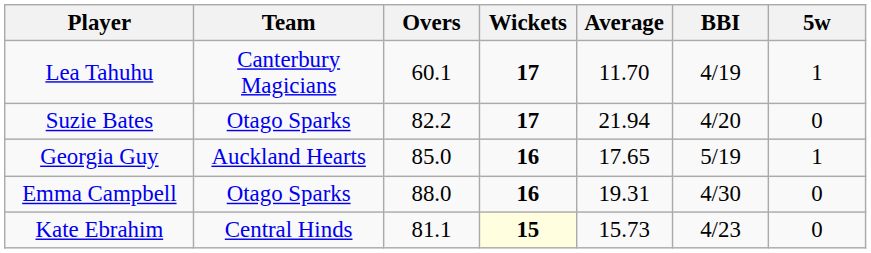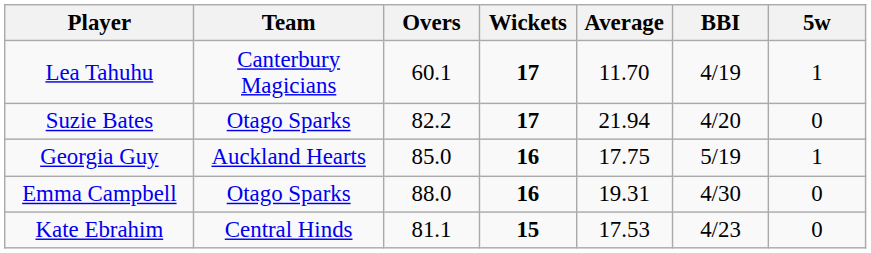(624, 157) 17.65 -> (624, 157) 17.75
(528, 229) lightyellow background -> (528, 229) no background
(624, 229) 15.73 -> (624, 229) 17.53
